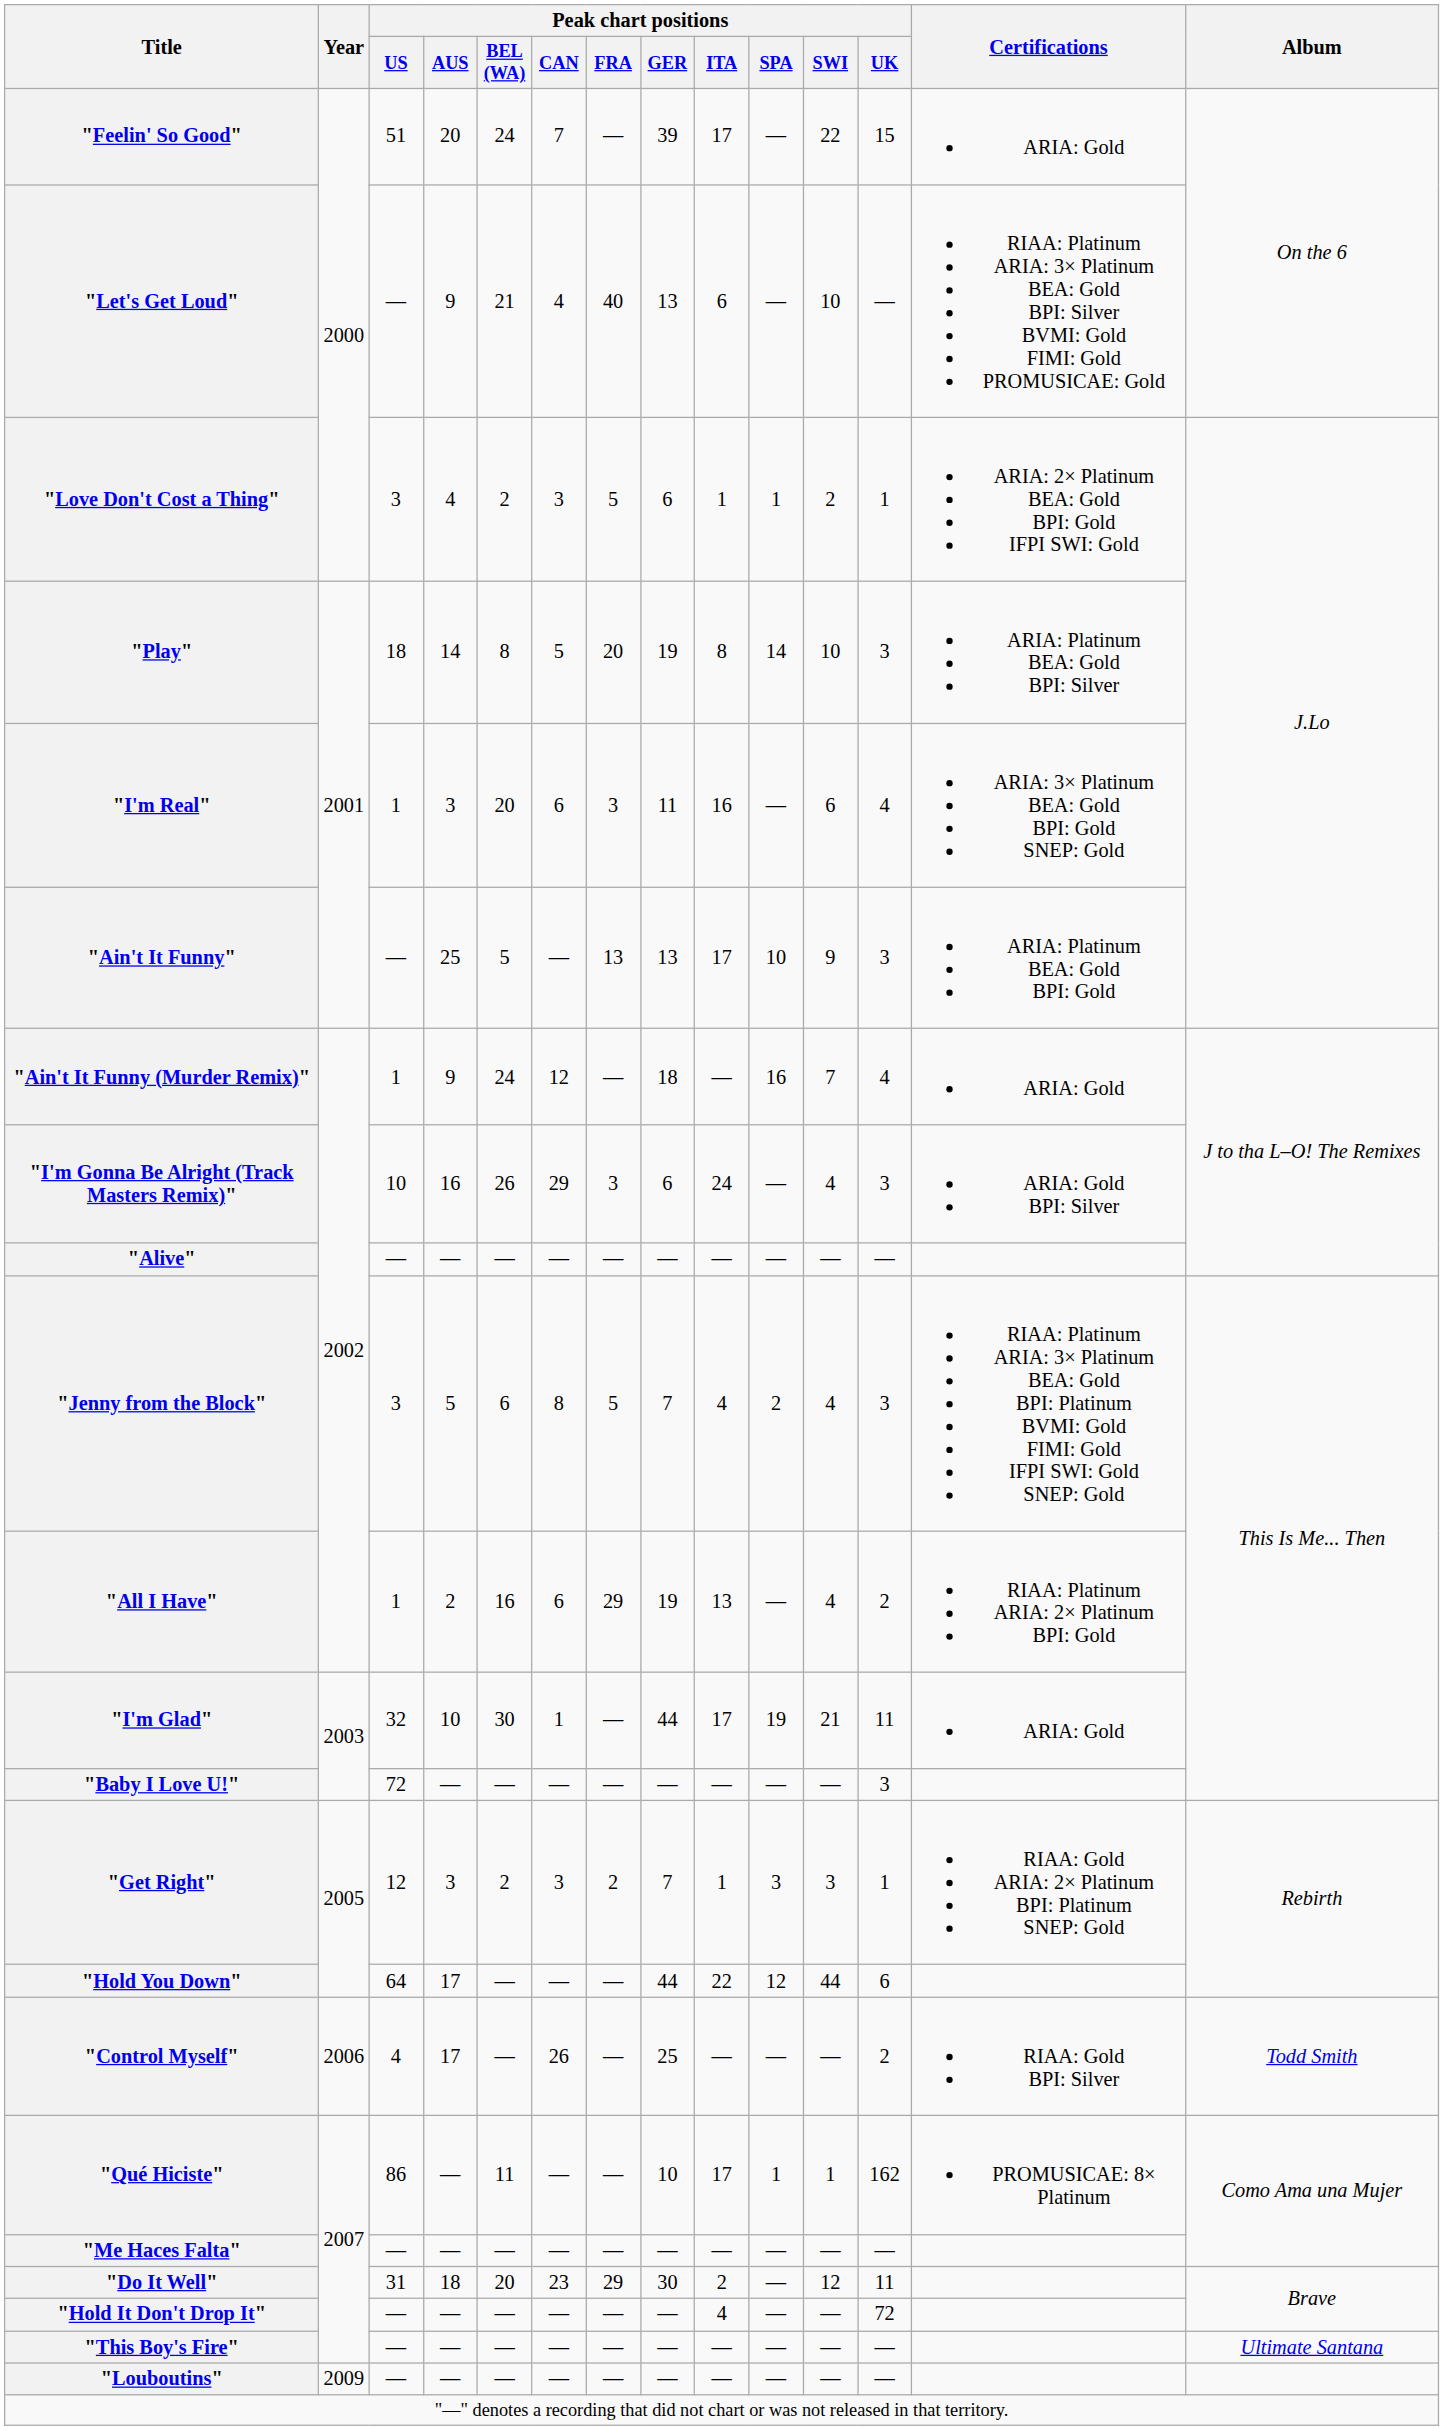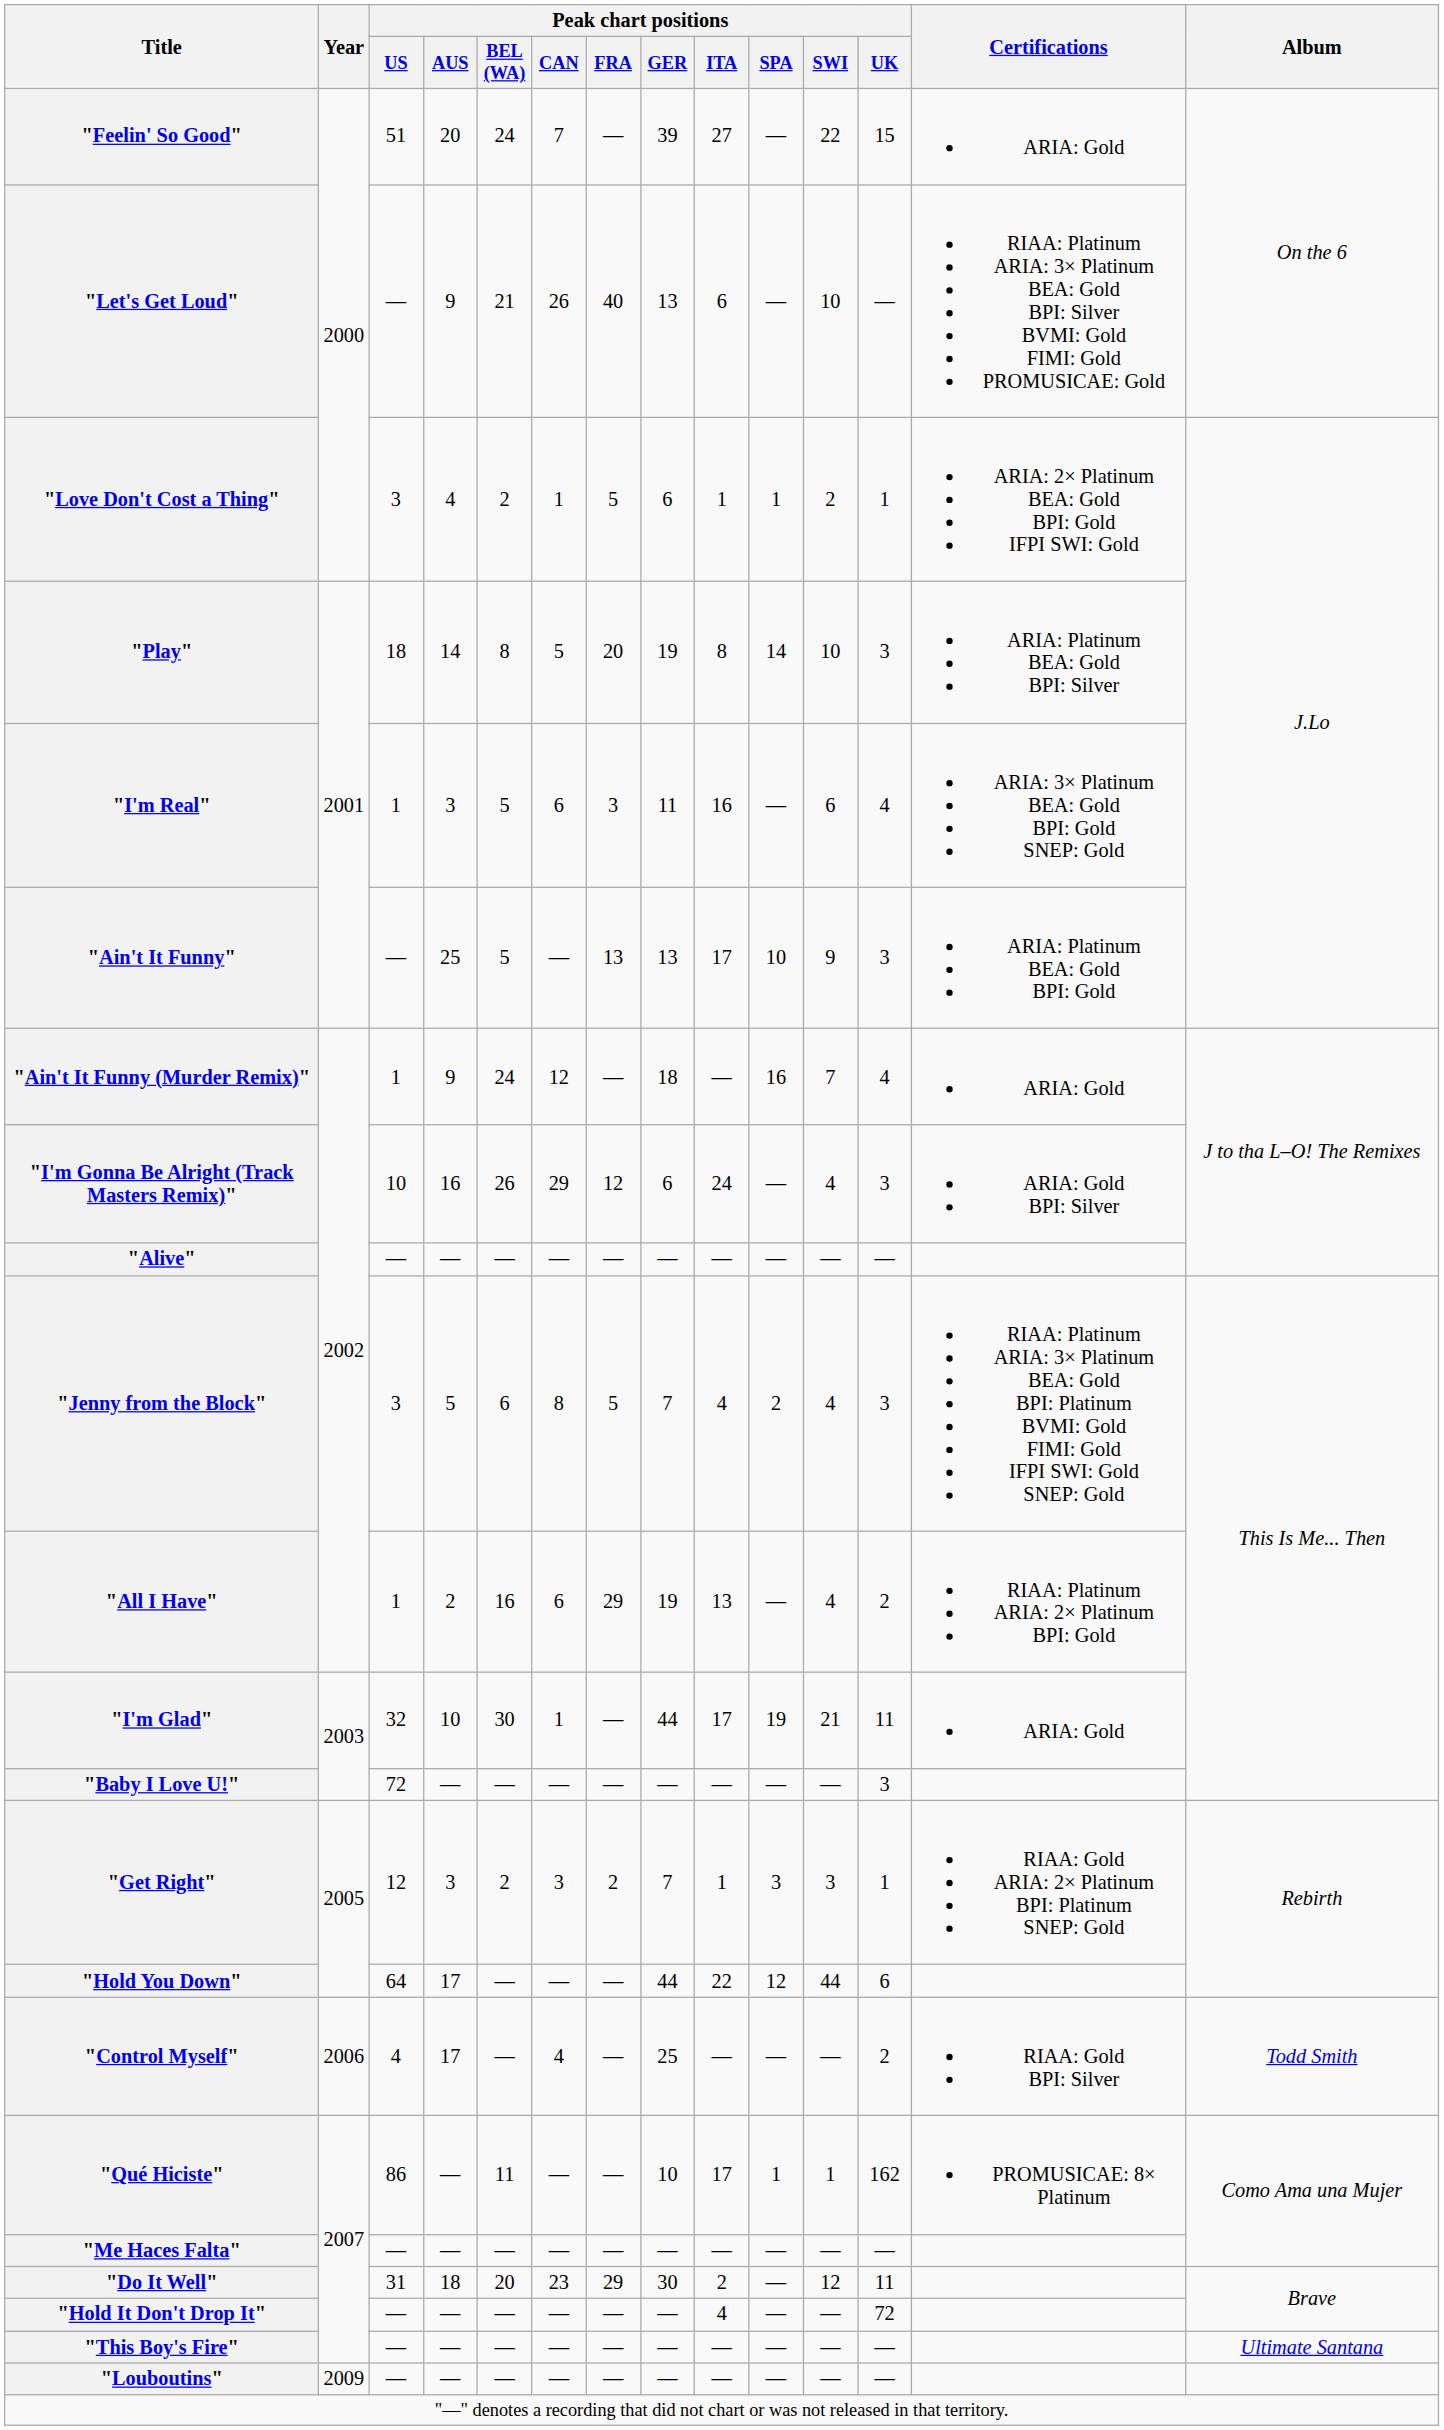(722, 136) 17 -> (722, 136) 27
(559, 300) 4 -> (559, 300) 26
(559, 499) 3 -> (559, 499) 1
(505, 804) 20 -> (505, 804) 5
(613, 1183) 3 -> (613, 1183) 12
(559, 2056) 26 -> (559, 2056) 4
